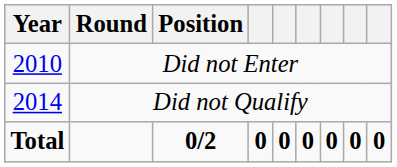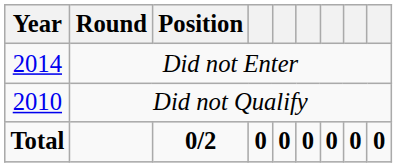(37, 63) 2010 -> (37, 63) 2014
(37, 102) 2014 -> (37, 102) 2010
